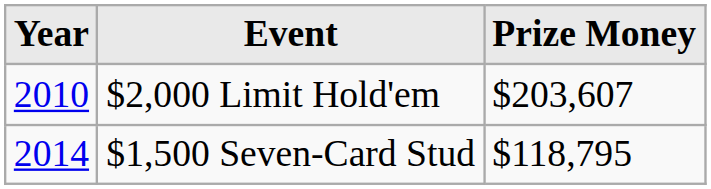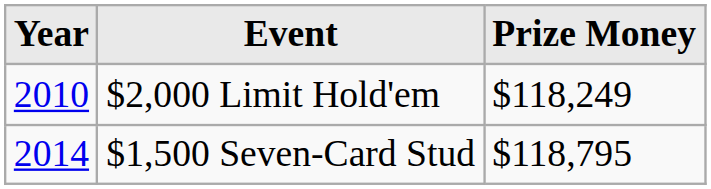(563, 93) $203,607 -> (562, 93) $118,249
